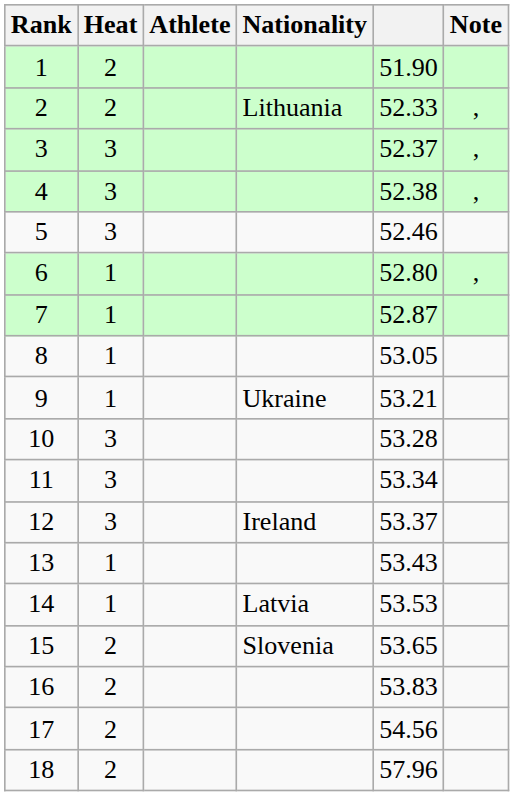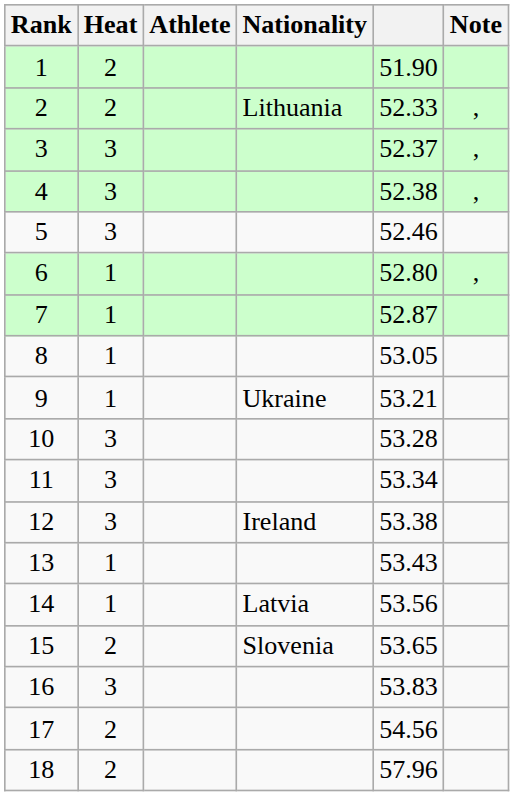(408, 521) 53.37 -> (408, 521) 53.38
(408, 604) 53.53 -> (408, 604) 53.56
(111, 686) 2 -> (111, 686) 3
